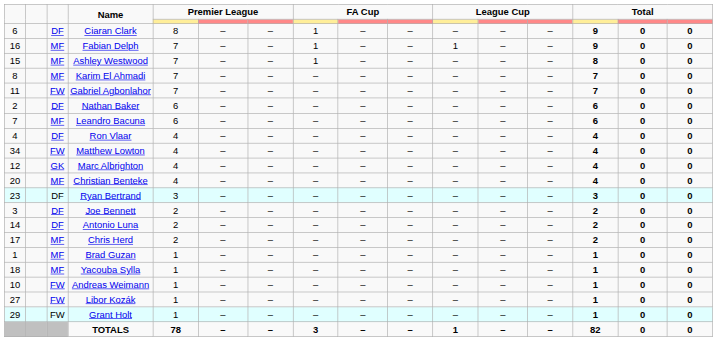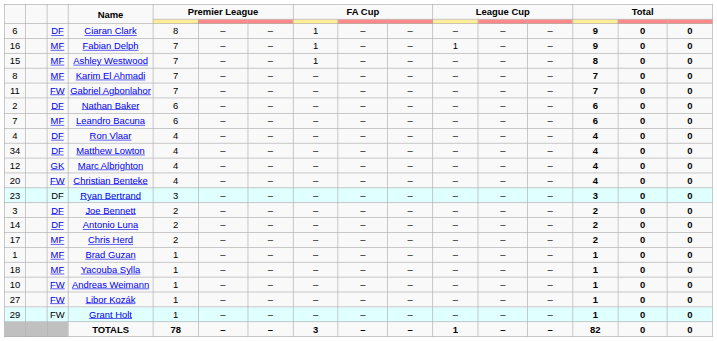(57, 151) FW -> (57, 151) DF
(57, 180) MF -> (57, 180) FW
